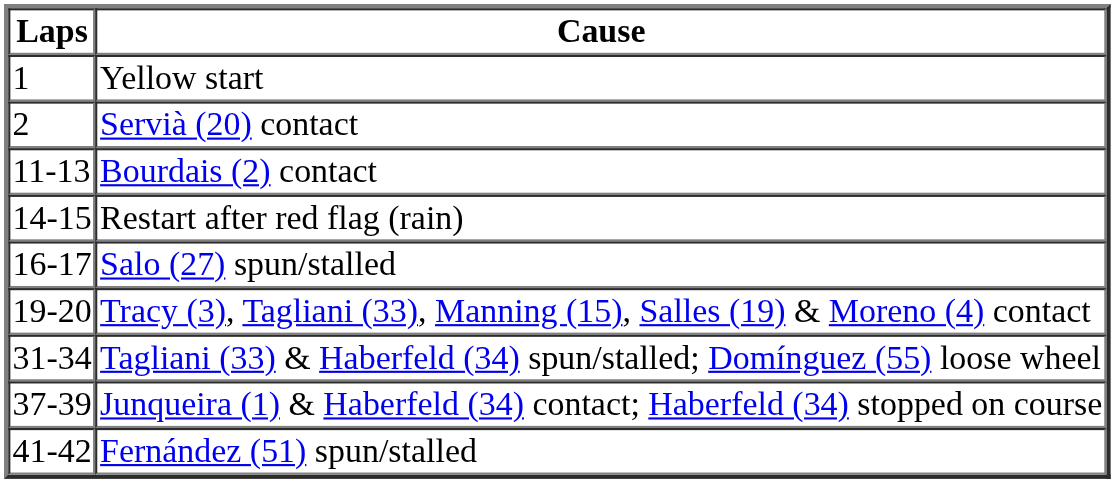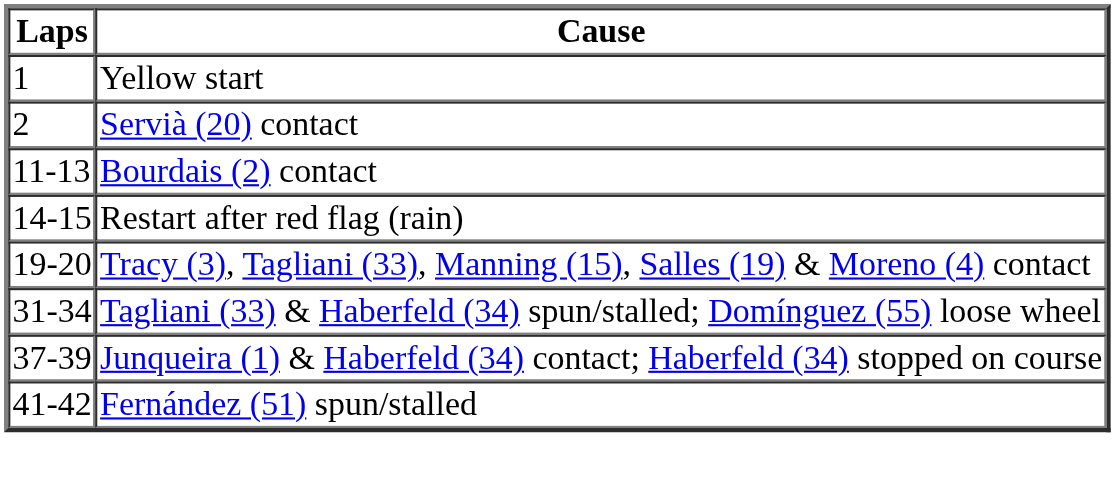- row: (248, 264)
